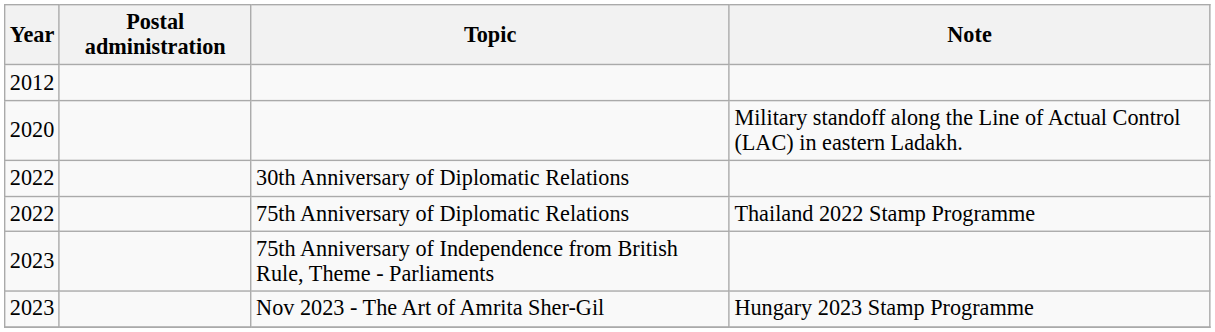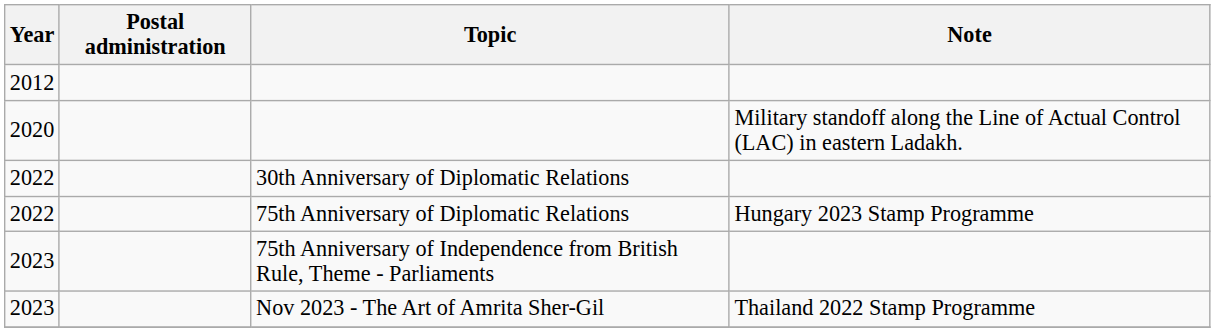(885, 213) Thailand 2022 Stamp Programme -> (884, 213) Hungary 2023 Stamp Programme
(884, 308) Hungary 2023 Stamp Programme -> (885, 308) Thailand 2022 Stamp Programme
